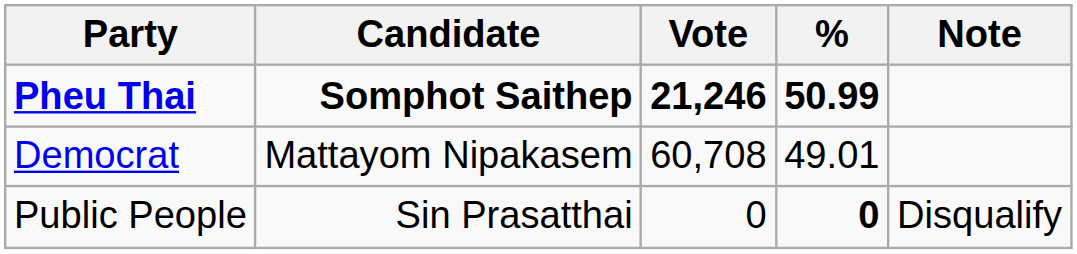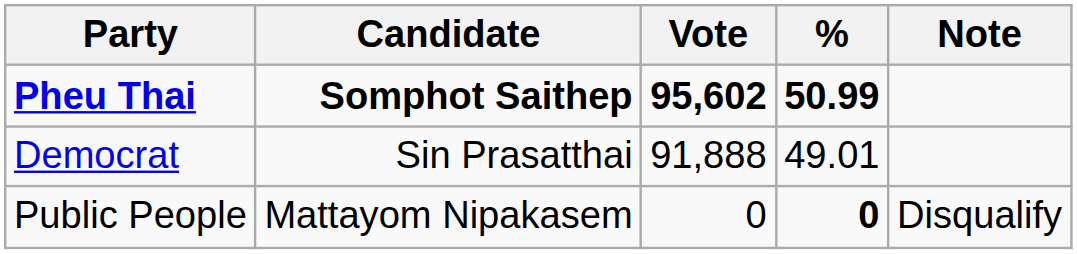(708, 95) 21,246 -> (708, 95) 95,602
(449, 155) Mattayom Nipakasem -> (514, 155) Sin Prasatthai
(708, 155) 60,708 -> (708, 155) 91,888
(514, 215) Sin Prasatthai -> (449, 215) Mattayom Nipakasem
